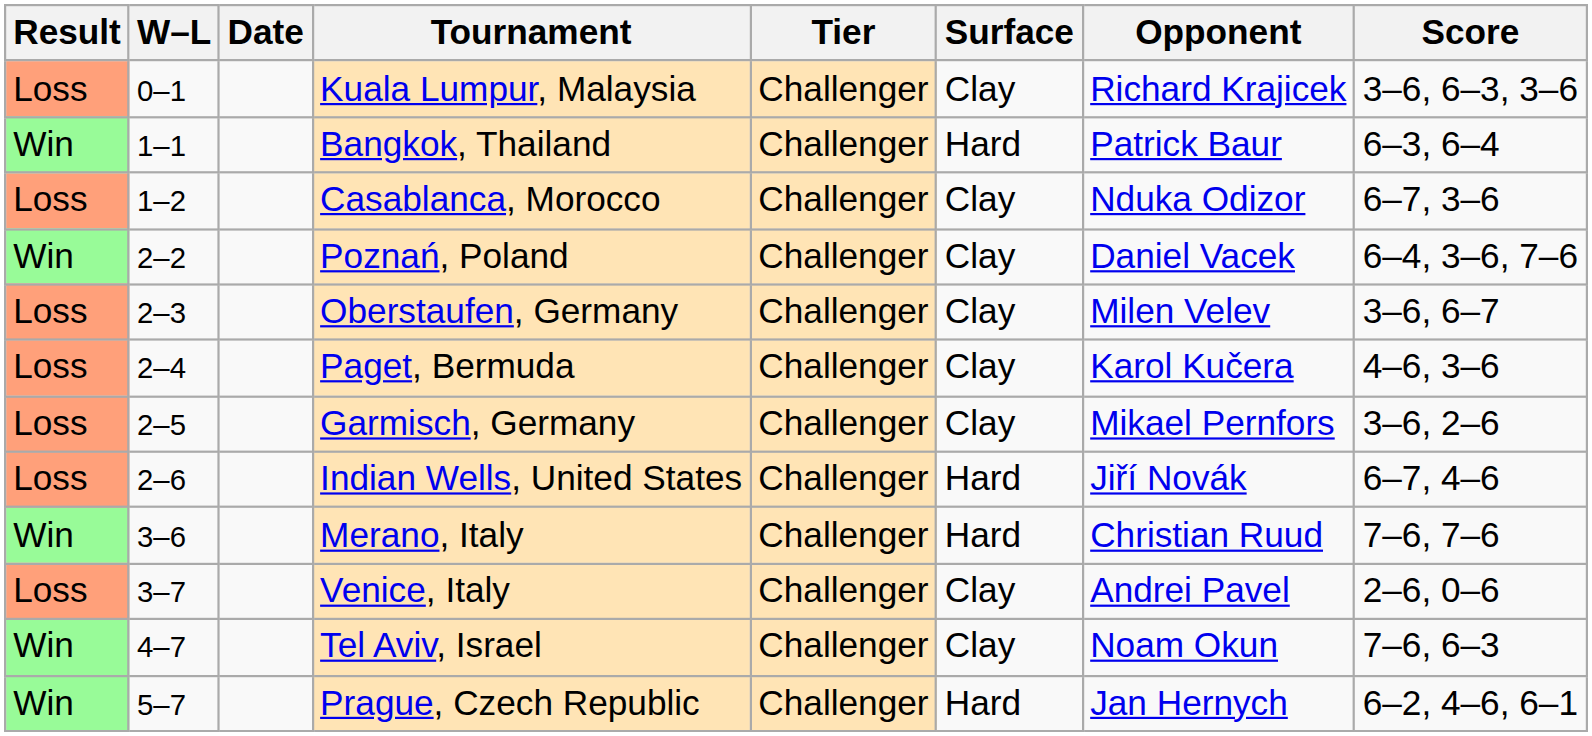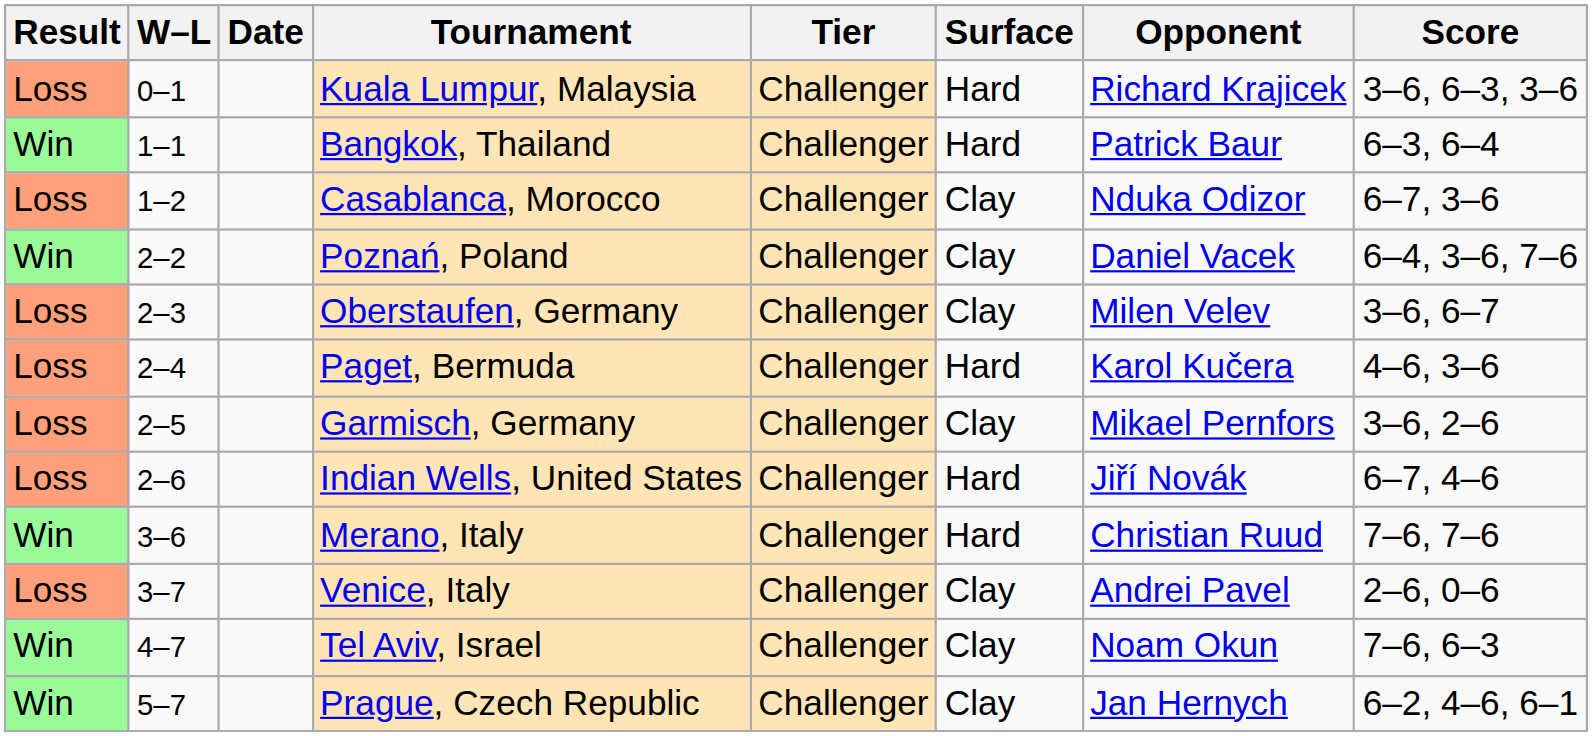(980, 88) Clay -> (983, 88) Hard
(980, 367) Clay -> (983, 367) Hard
(983, 702) Hard -> (980, 702) Clay
